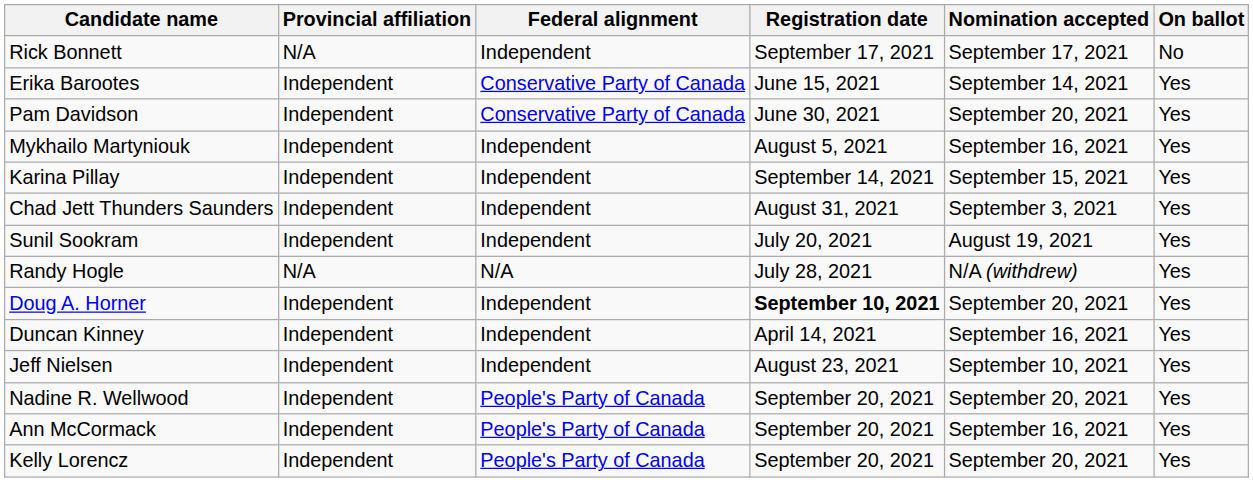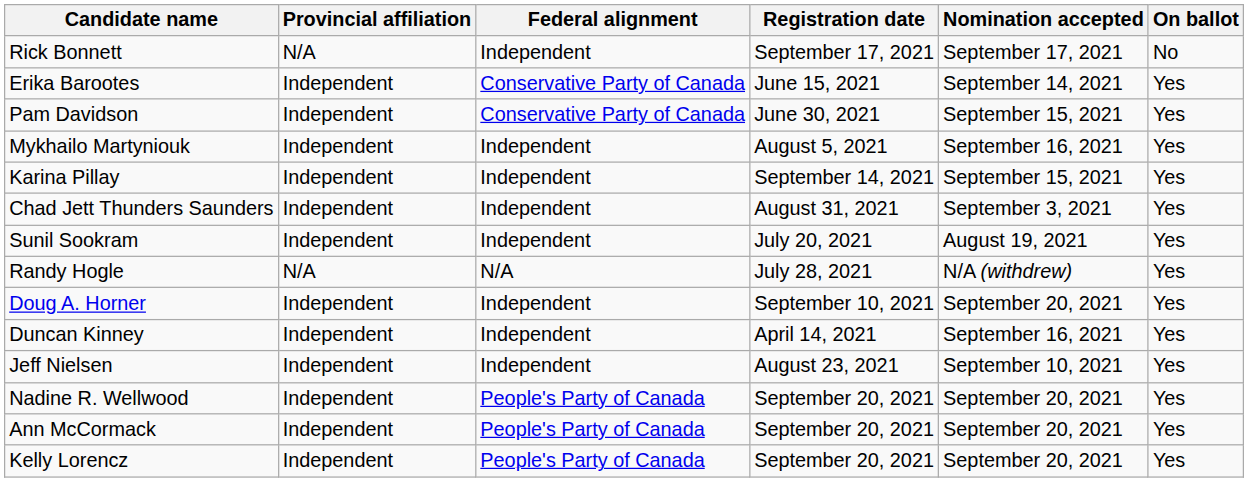(1038, 114) September 20, 2021 -> (1033, 114) September 15, 2021
(847, 303) bold -> (844, 303) normal
(1038, 429) September 16, 2021 -> (1033, 429) September 20, 2021
